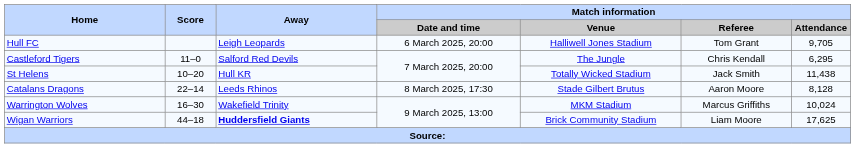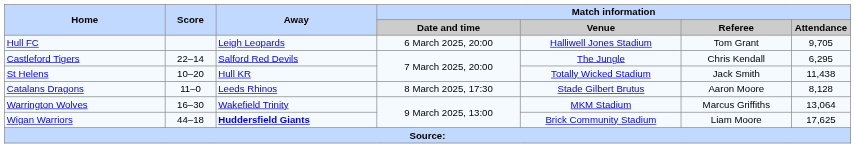(190, 58) 11–0 -> (190, 58) 22–14
(190, 89) 22–14 -> (190, 89) 11–0
(821, 104) 10,024 -> (821, 104) 13,064
